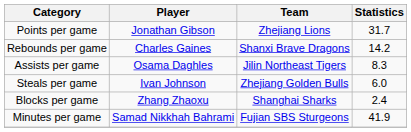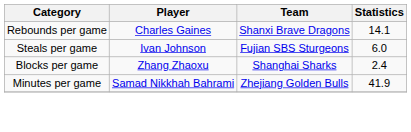- row: (57, 30)
(379, 48) 14.2 -> (379, 30) 14.1
- row: (57, 65)
(294, 83) Zhejiang Golden Bulls -> (294, 48) Fujian SBS Sturgeons
(294, 118) Fujian SBS Sturgeons -> (294, 83) Zhejiang Golden Bulls
